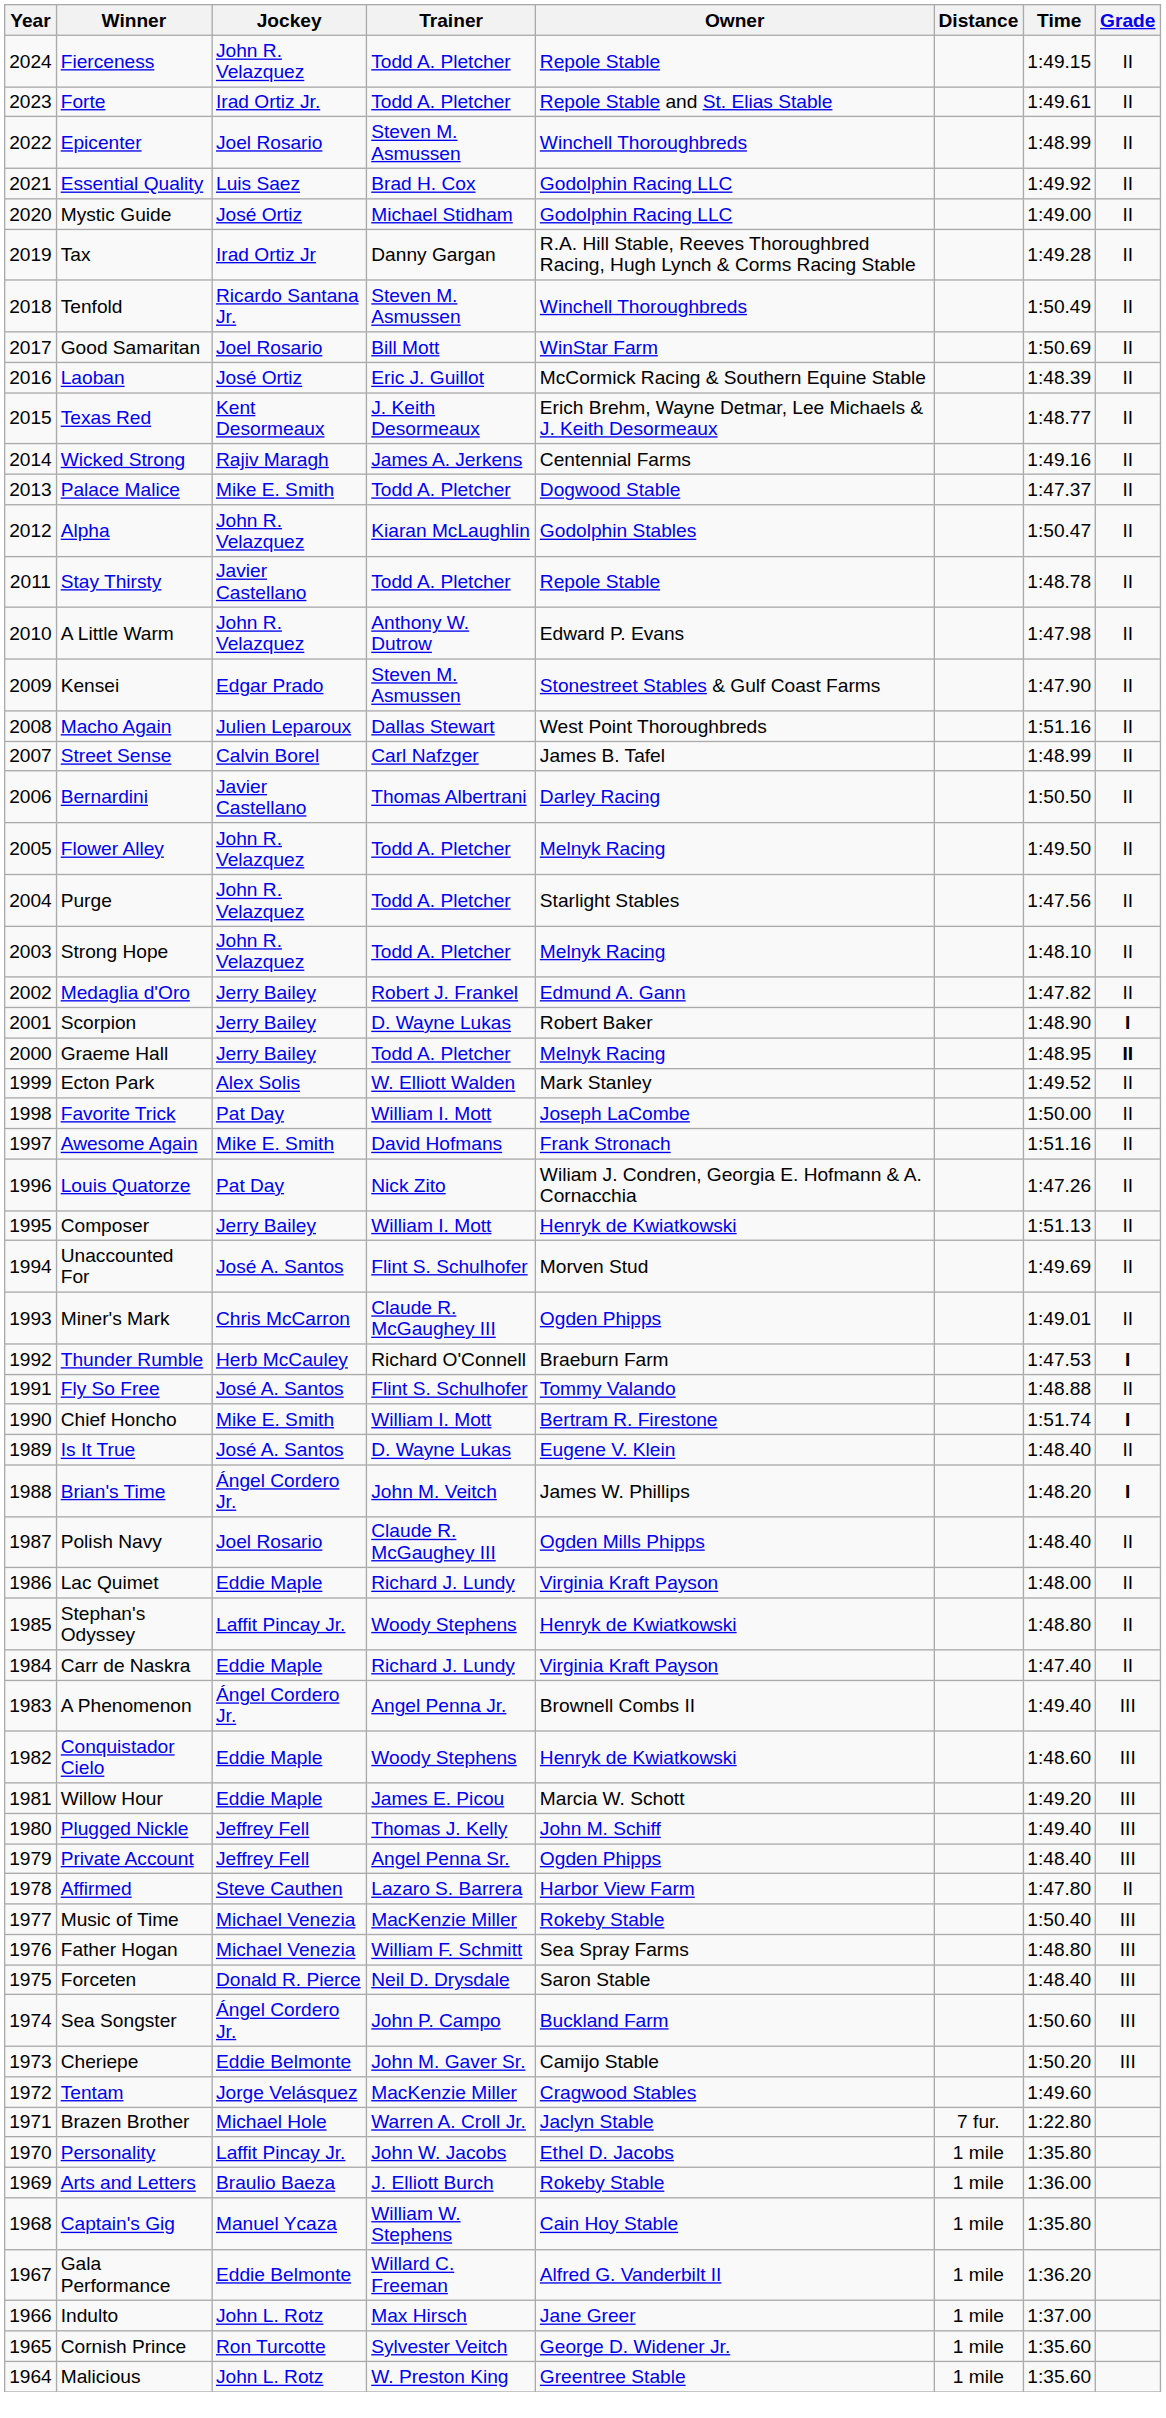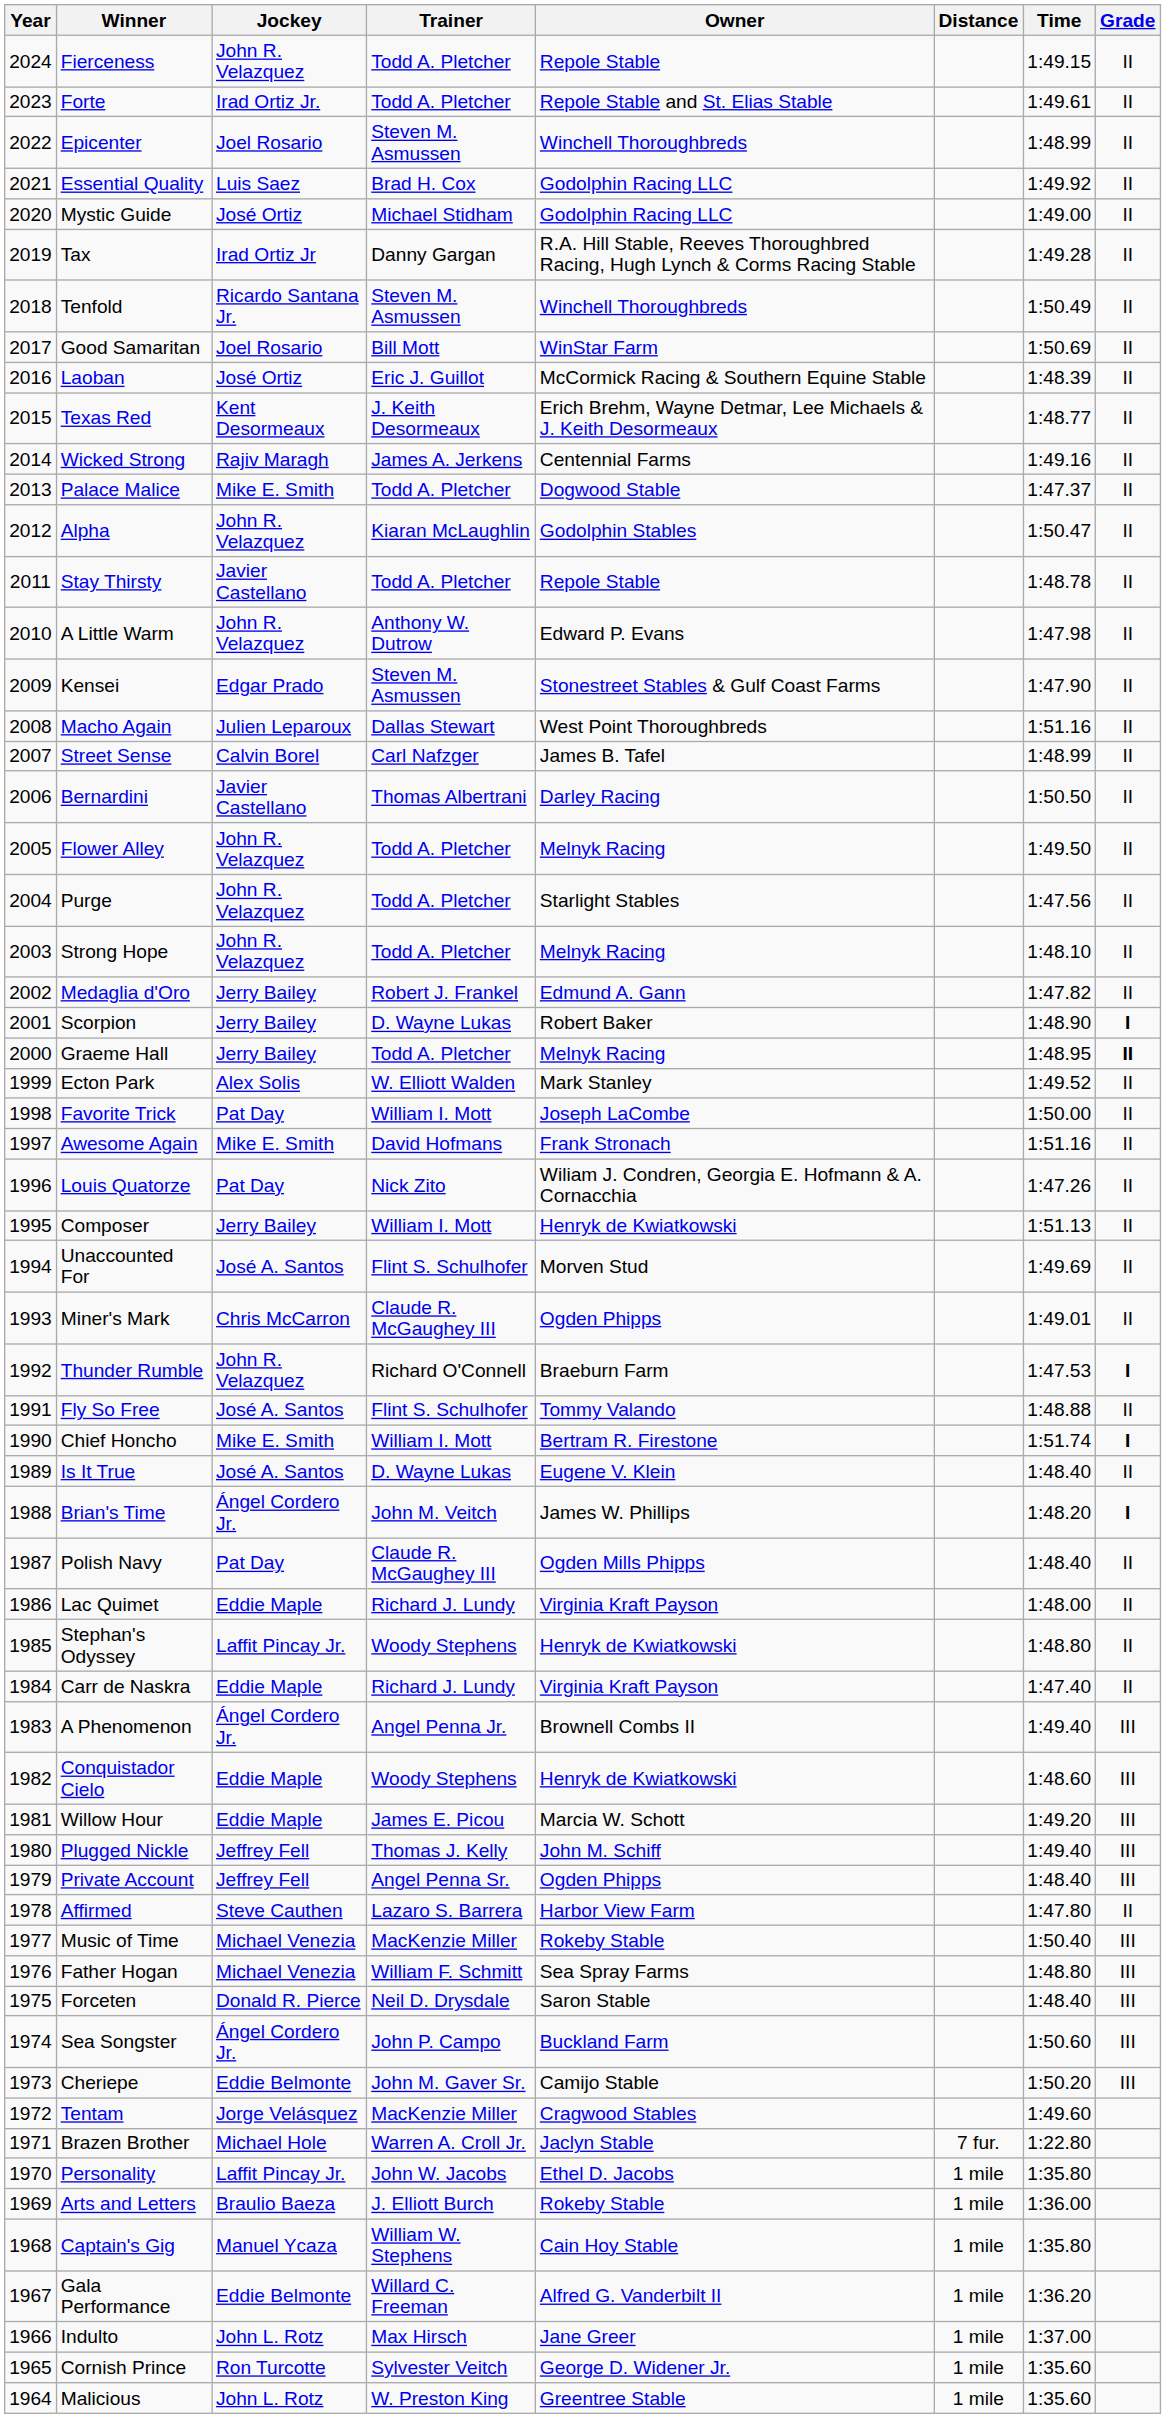(282, 1359) Herb McCauley -> (260, 1370) John R. Velazquez
(269, 1542) Joel Rosario -> (250, 1564) Pat Day
